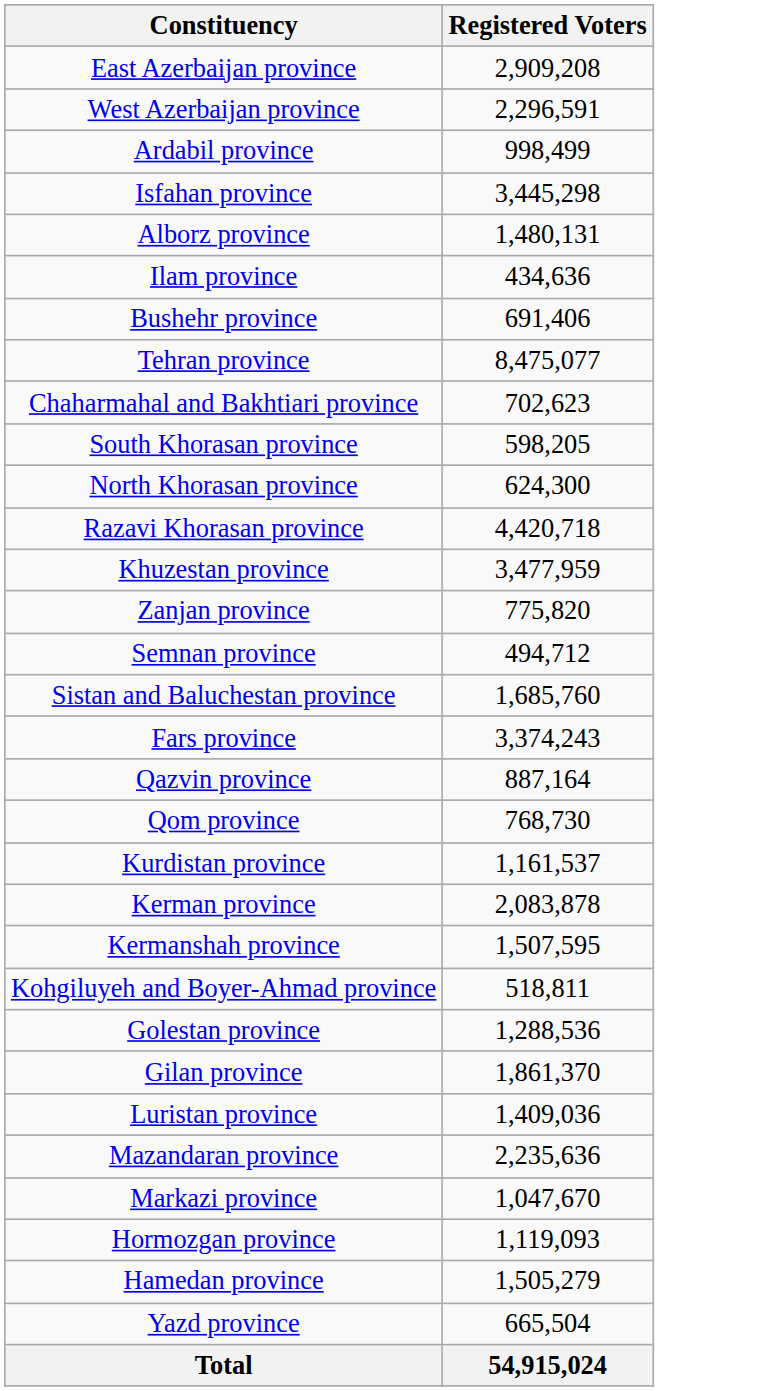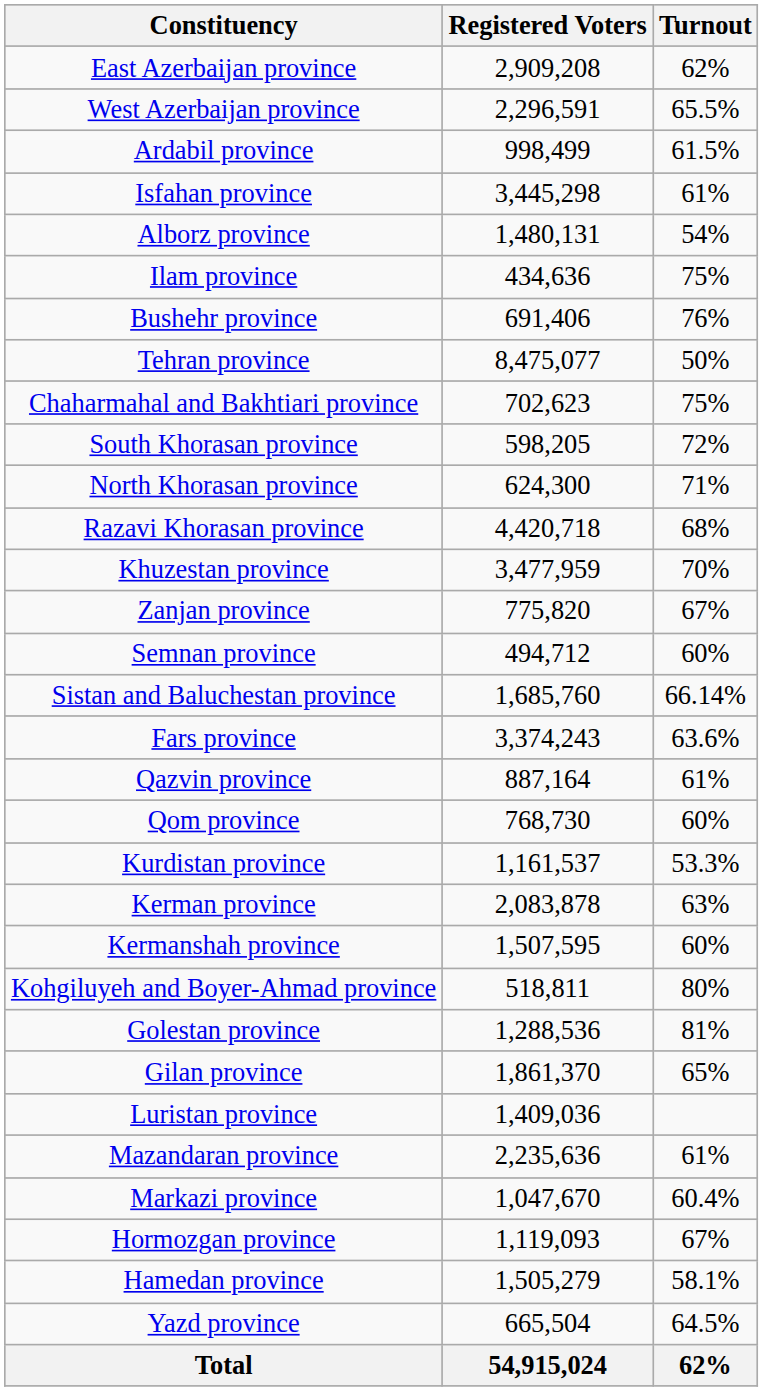+ column: (705, 25)
